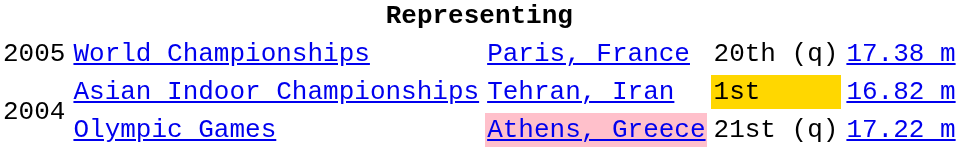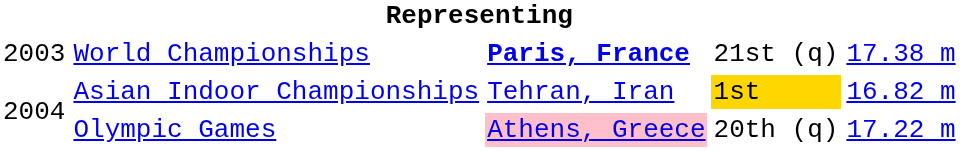(34, 54) 2005 -> (34, 54) 2003
(589, 54) normal -> (589, 54) bold
(776, 54) 20th (q) -> (776, 54) 21st (q)
(776, 130) 21st (q) -> (776, 130) 20th (q)
